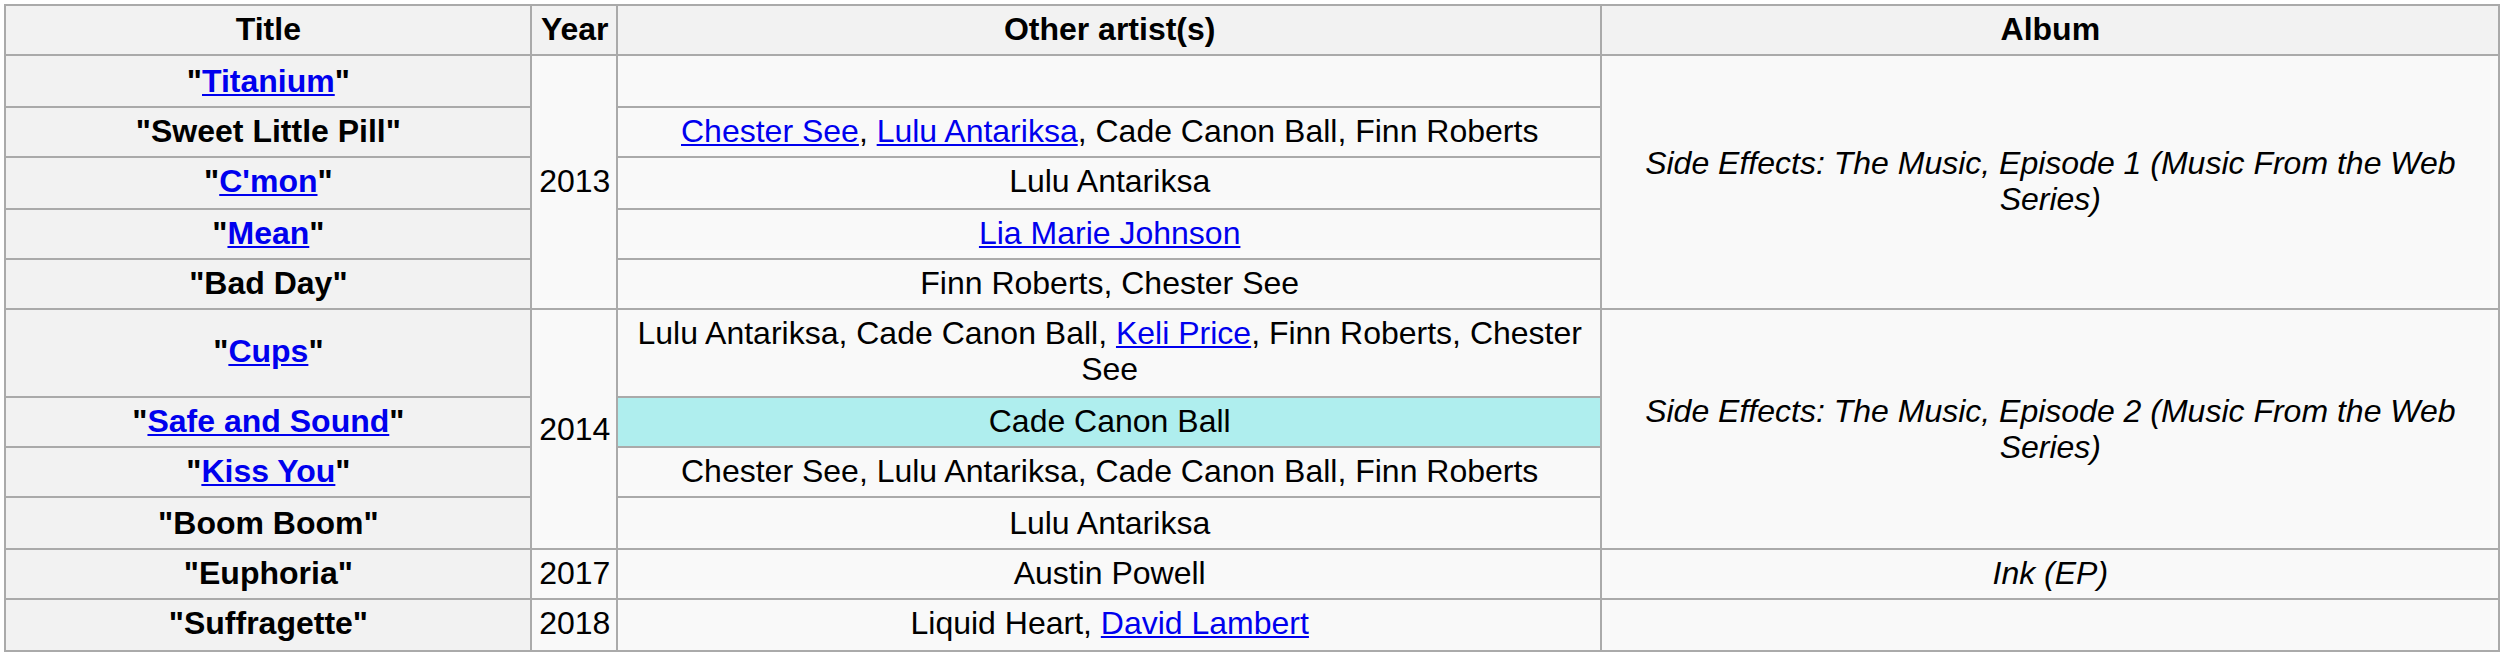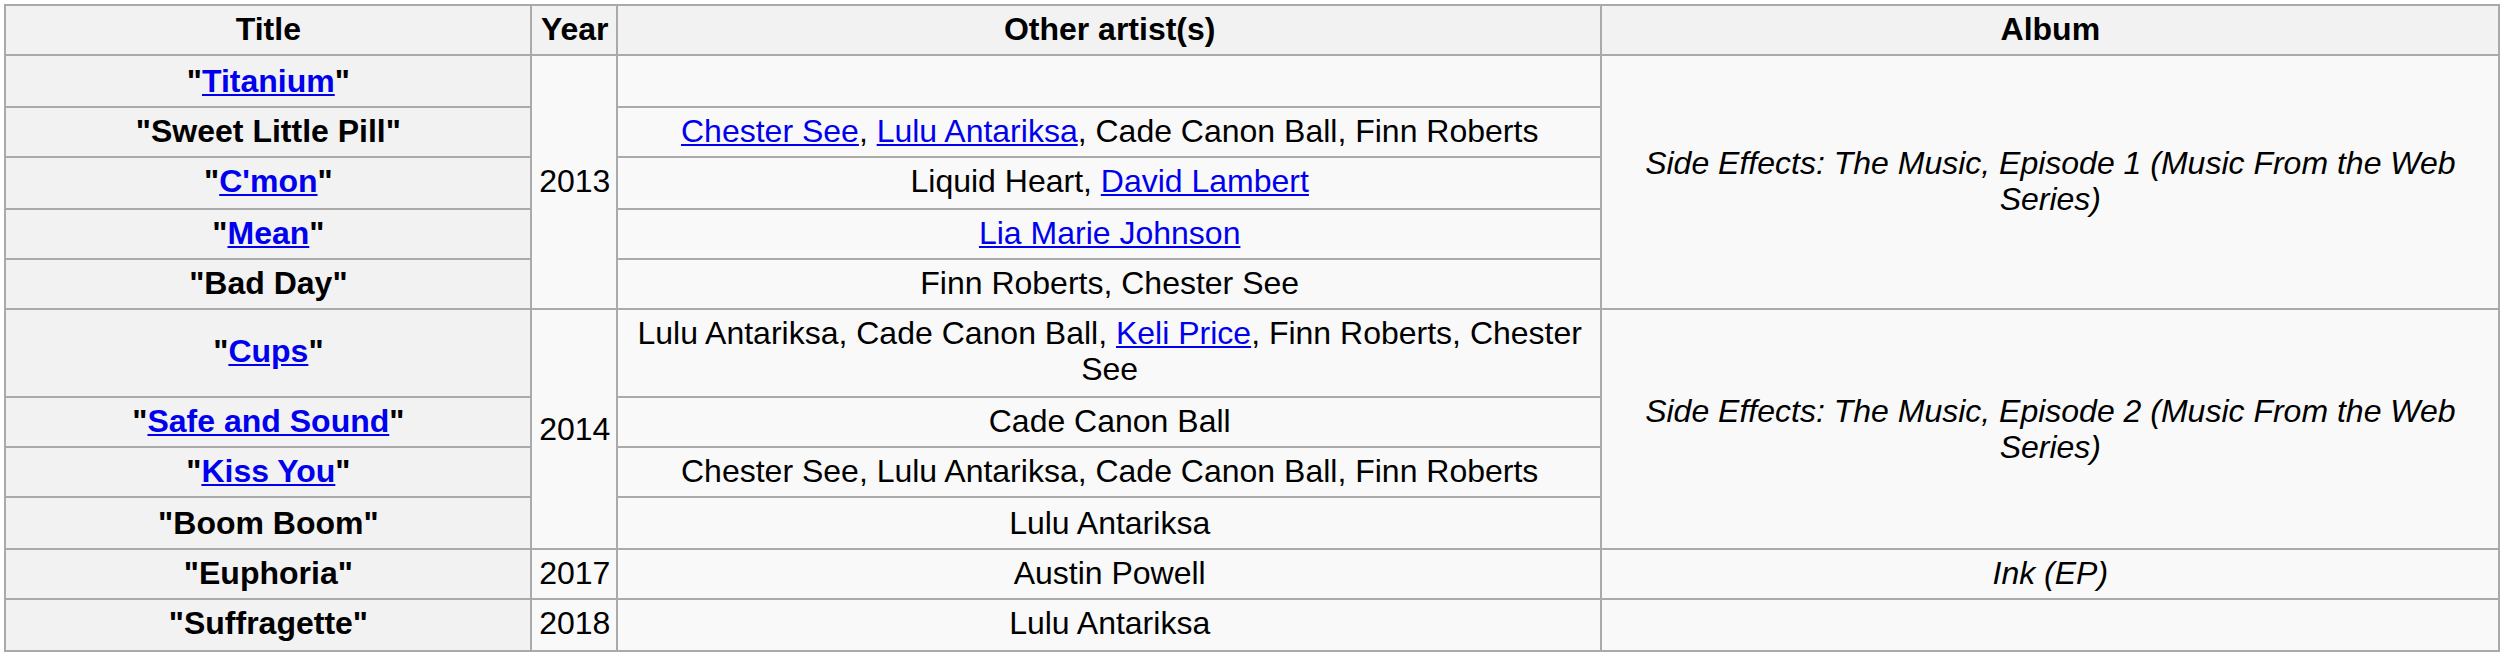(1110, 182) Lulu Antariksa -> (1110, 182) Liquid Heart, David Lambert
(1110, 421) paleturquoise background -> (1110, 421) no background
(1110, 624) Liquid Heart, David Lambert -> (1110, 624) Lulu Antariksa
